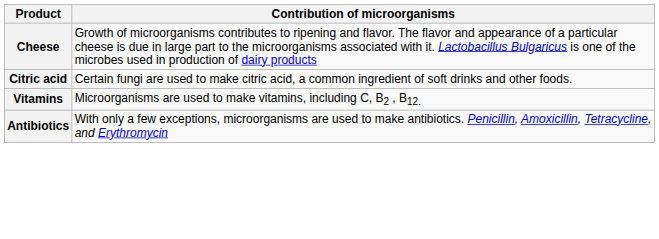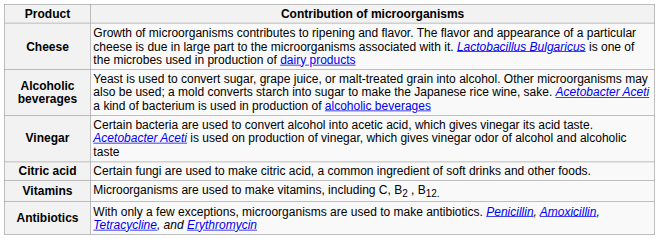+ row: (47, 92)
+ row: (47, 138)
